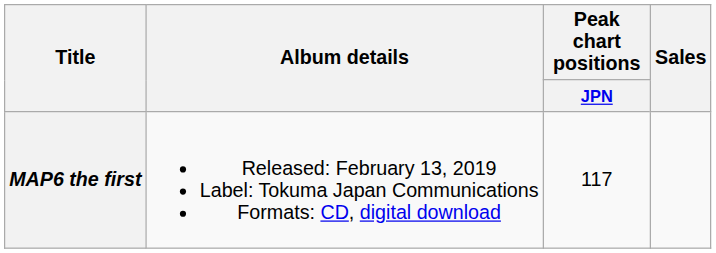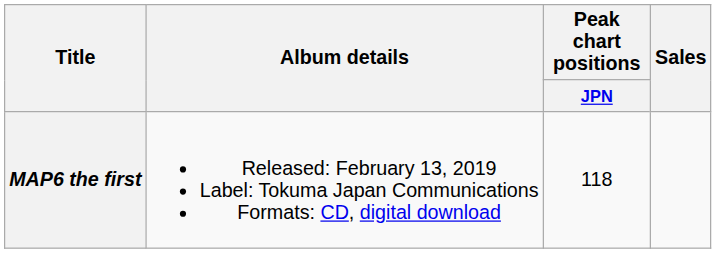(597, 179) 117 -> (597, 179) 118
